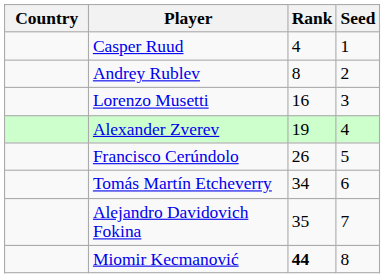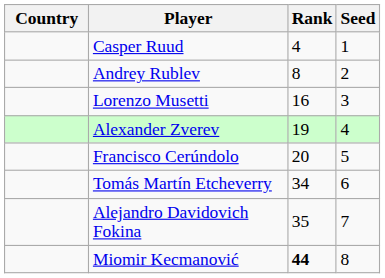(300, 156) 26 -> (300, 156) 20
